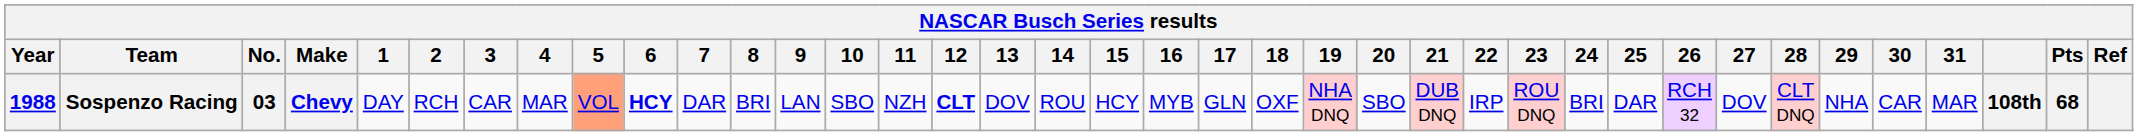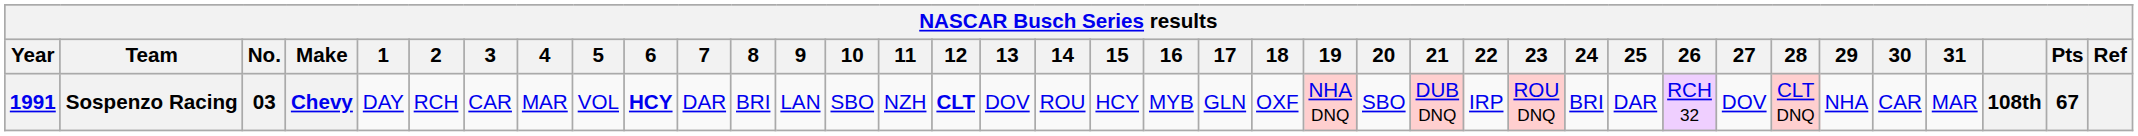(33, 102) 1988 -> (33, 102) 1991
(598, 102) lightsalmon background -> (598, 102) no background
(2068, 102) 68 -> (2068, 102) 67
